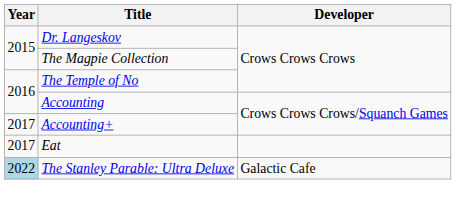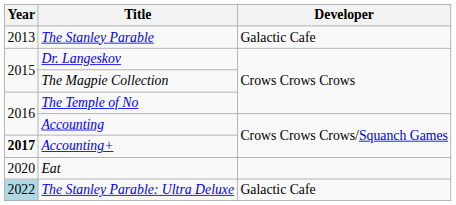+ row: (98, 37)
(21, 124) normal -> (21, 146) bold
(21, 146) 2017 -> (21, 168) 2020
